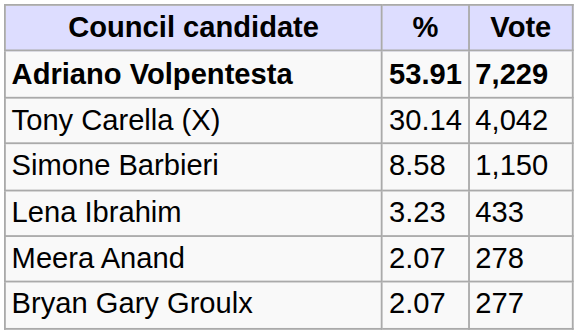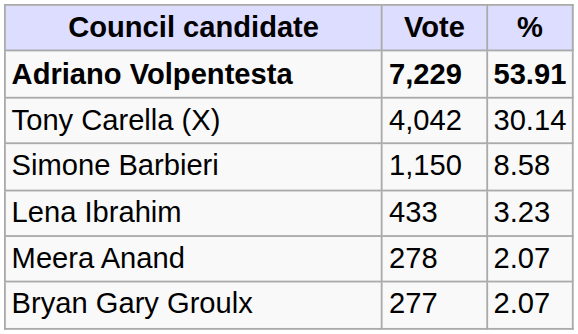columns swapped: (521, 27) <-> (425, 27)
